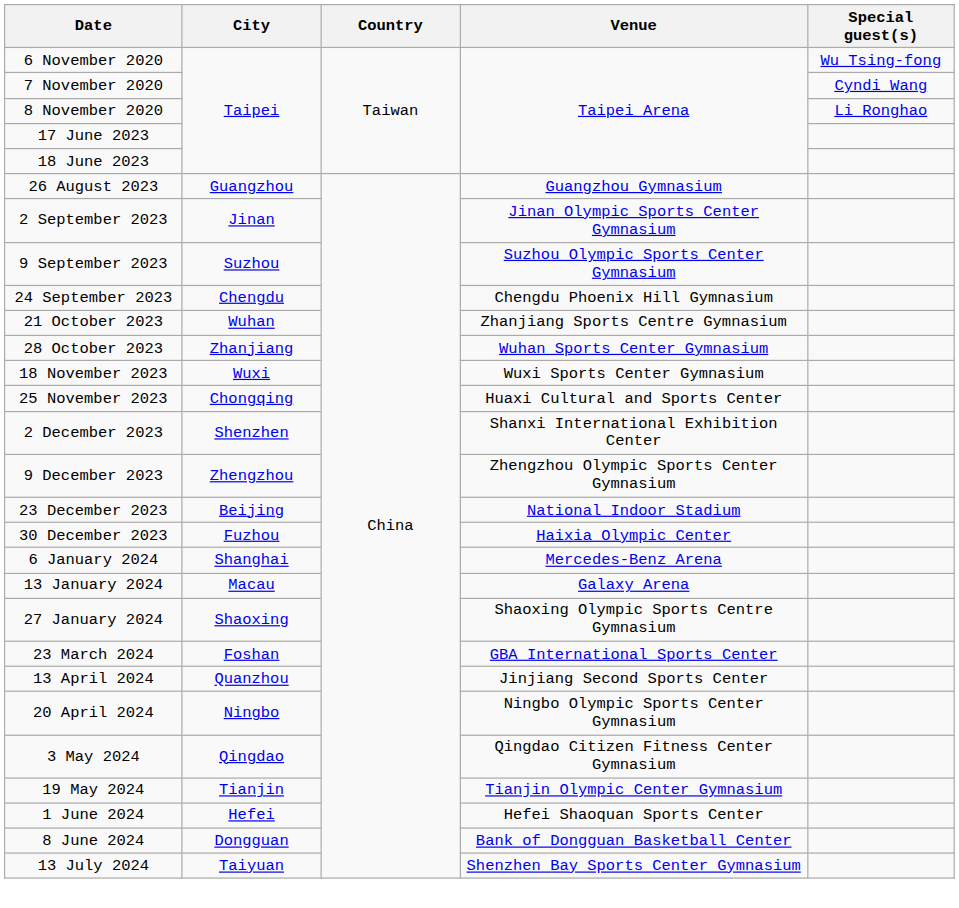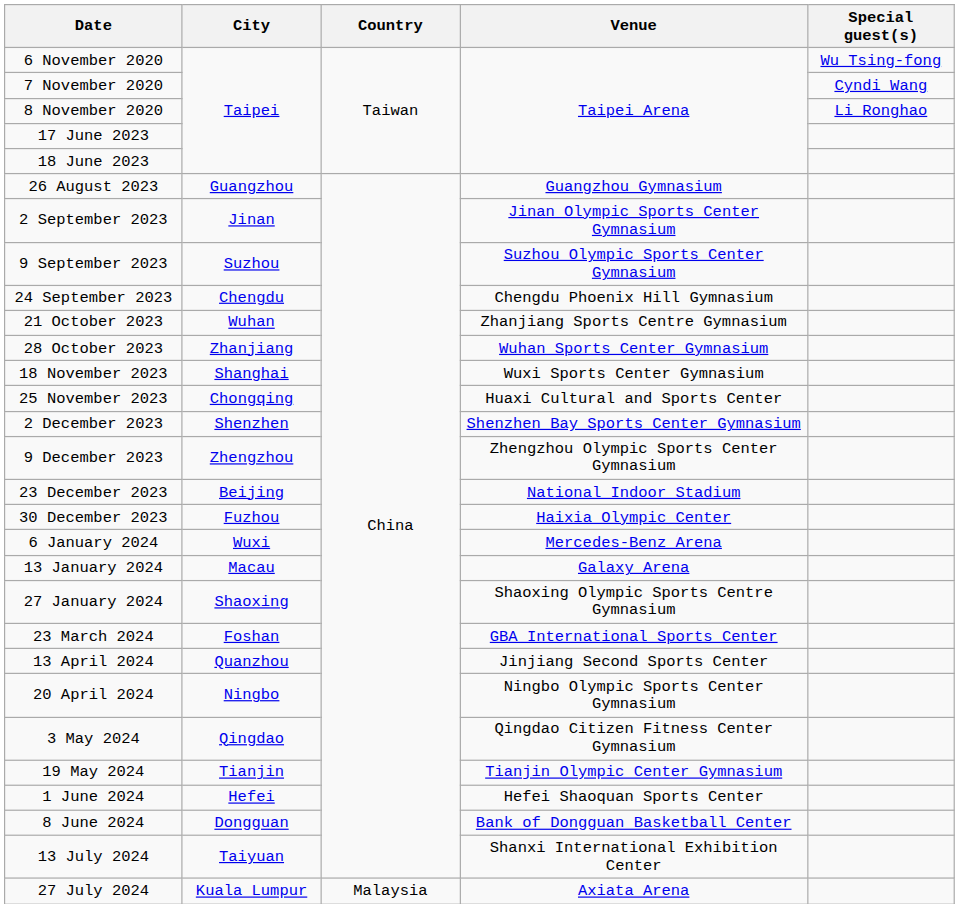(252, 373) Wuxi -> (252, 373) Shanghai
(634, 433) Shanxi International Exhibition Center -> (634, 424) Shenzhen Bay Sports Center Gymnasium
(252, 560) Shanghai -> (252, 542) Wuxi
(634, 866) Shenzhen Bay Sports Center Gymnasium -> (634, 857) Shanxi International Exhibition Center
+ row: (93, 891)
